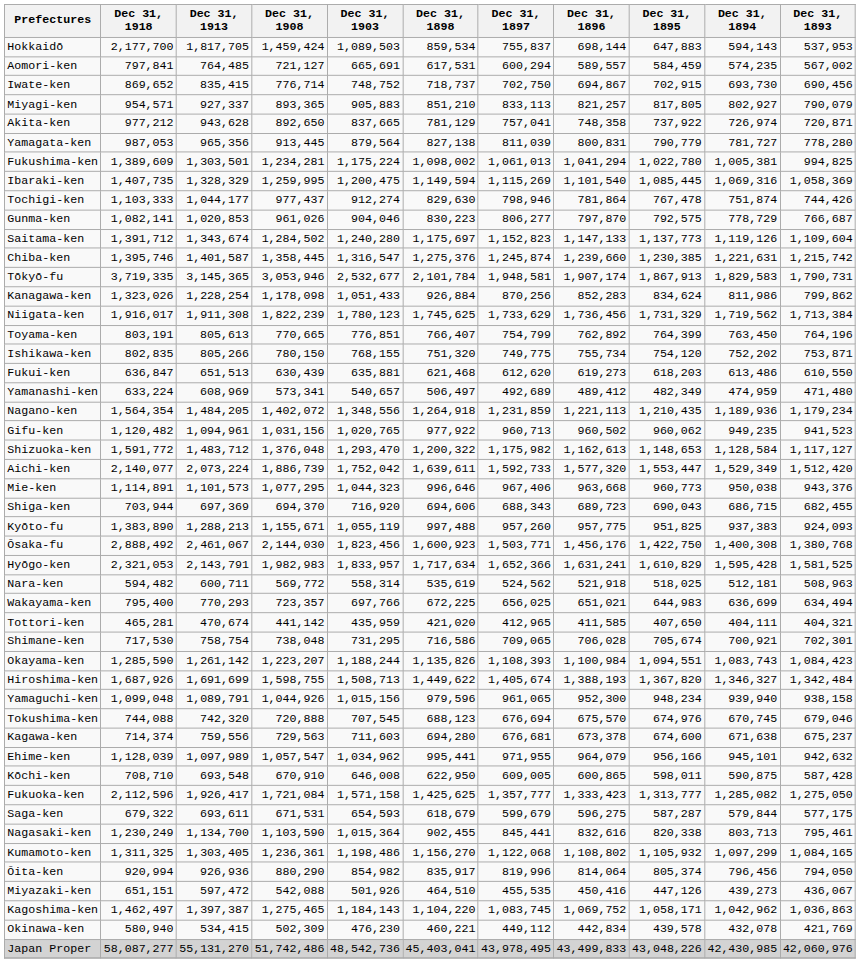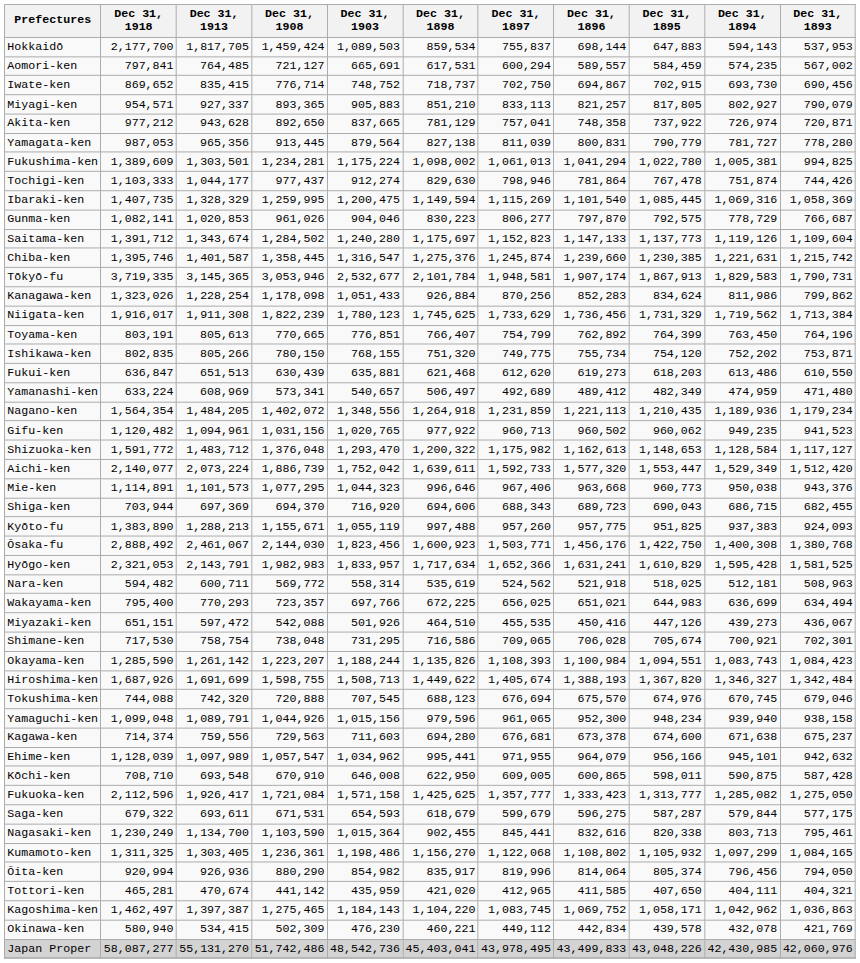rows swapped: (46, 181) <-> (46, 200)
rows swapped: (46, 622) <-> (49, 891)
rows swapped: (53, 699) <-> (53, 718)
